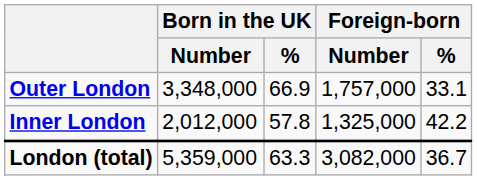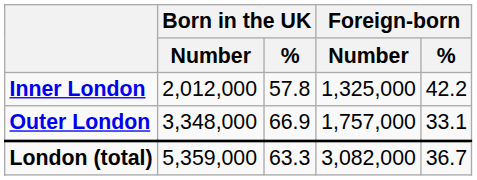rows swapped: (78, 122) <-> (80, 88)
